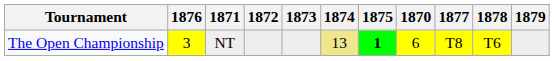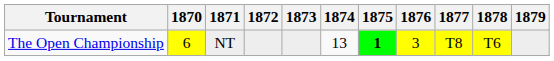columns swapped: (416, 17) <-> (187, 17)
(339, 43) khaki background -> (339, 43) no background
